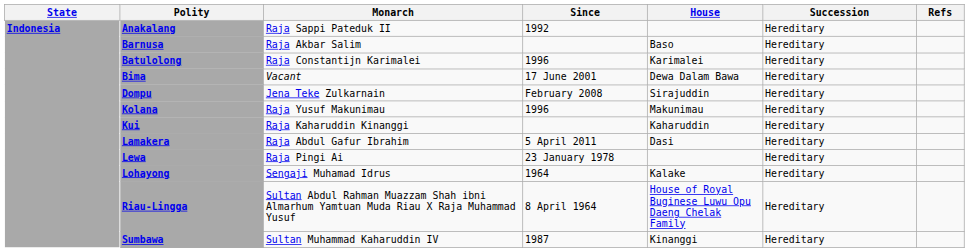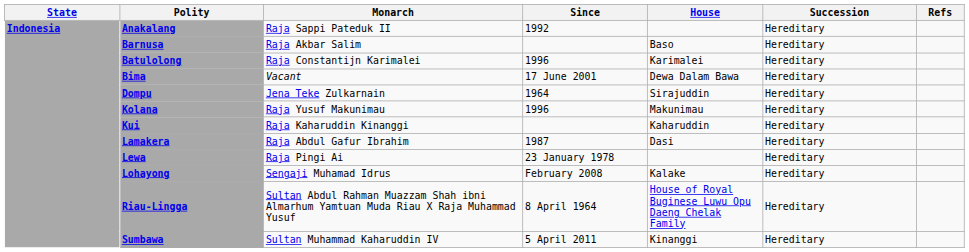(564, 93) February 2008 -> (537, 93) 1964
(561, 141) 5 April 2011 -> (537, 141) 1987
(537, 173) 1964 -> (564, 173) February 2008
(537, 240) 1987 -> (561, 240) 5 April 2011
